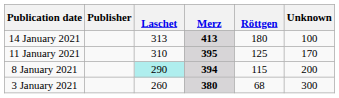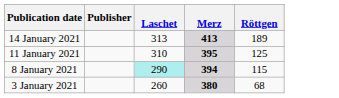- column: (309, 18)
(259, 39) 180 -> (259, 39) 189
